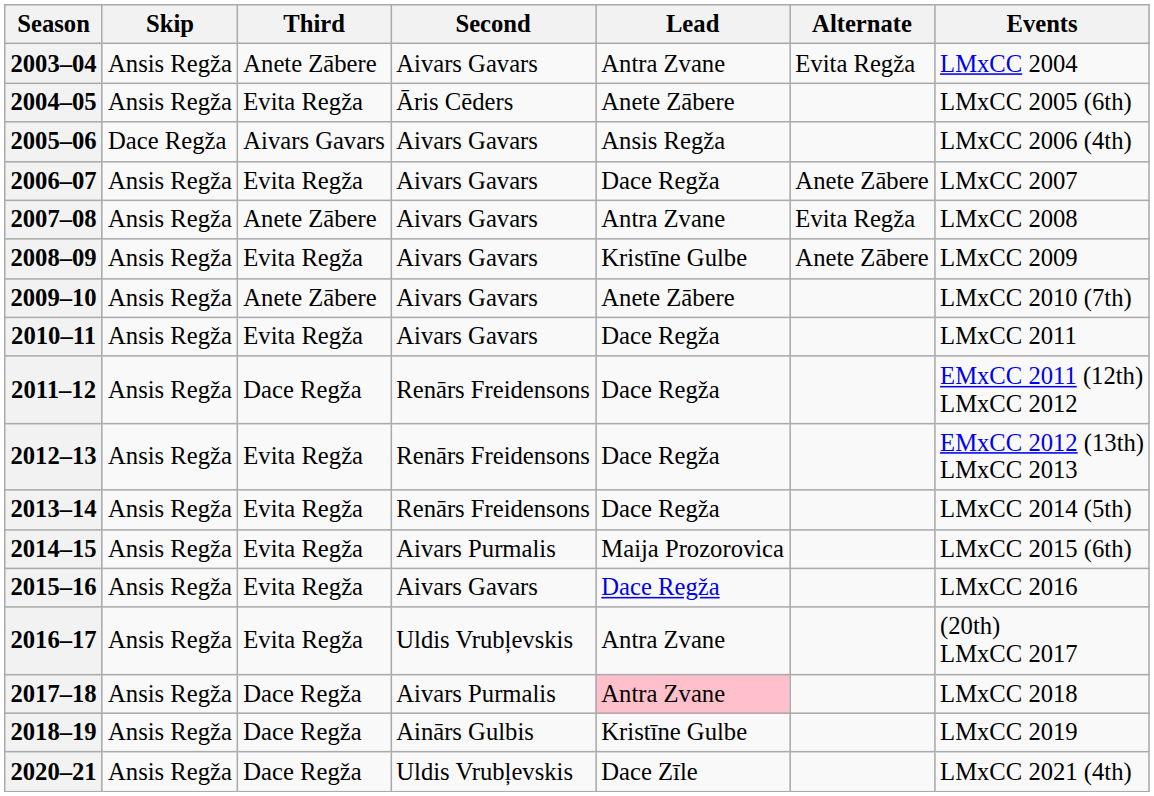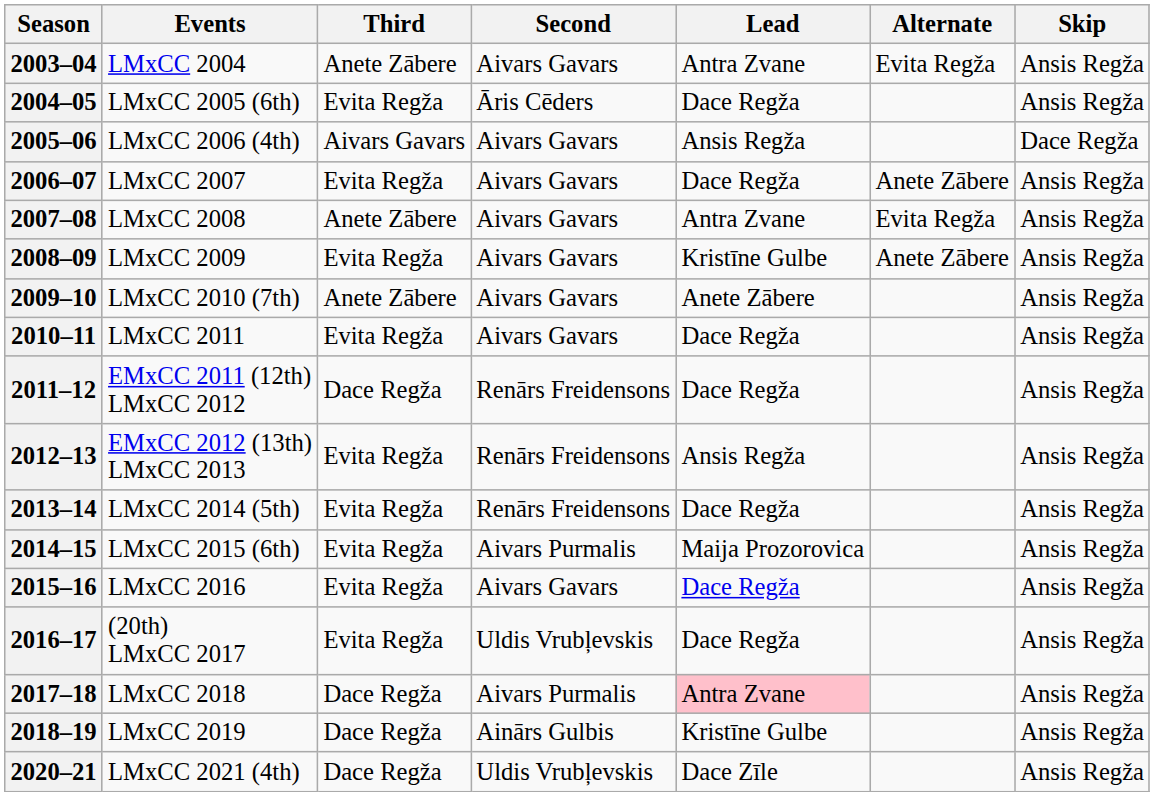columns swapped: (170, 24) <-> (1042, 24)
(668, 102) Anete Zābere -> (741, 102) Dace Regža
(660, 456) Dace Regža -> (743, 456) Ansis Regža
(663, 640) Antra Zvane -> (741, 640) Dace Regža
